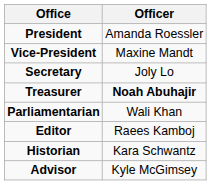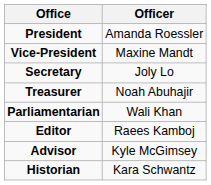(154, 92) bold -> (154, 92) normal
rows swapped: (53, 151) <-> (53, 170)
